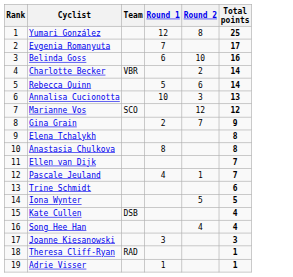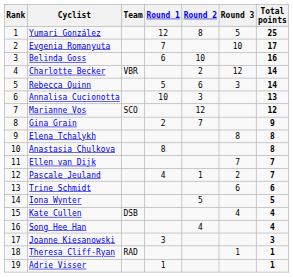+ column: (238, 15)
